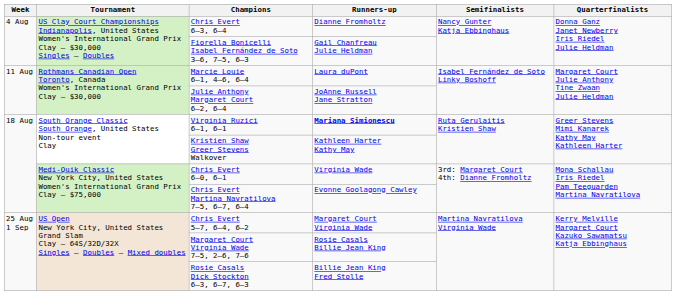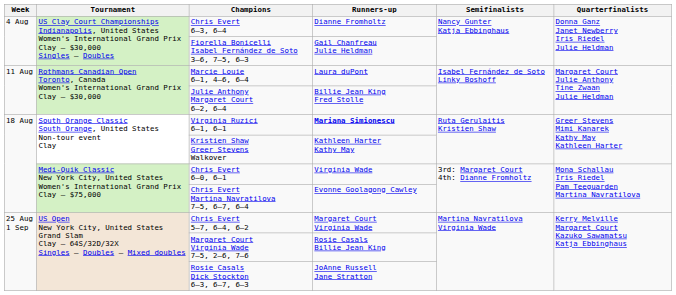(346, 96) JoAnne Russell Jane Stratton -> (350, 96) Billie Jean King Fred Stolle
(350, 272) Billie Jean King Fred Stolle -> (346, 272) JoAnne Russell Jane Stratton
